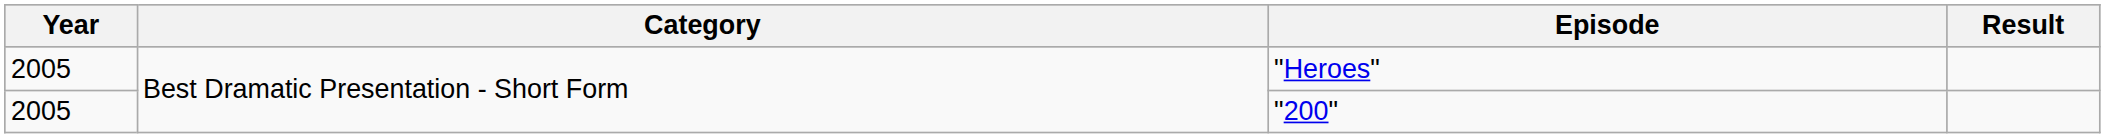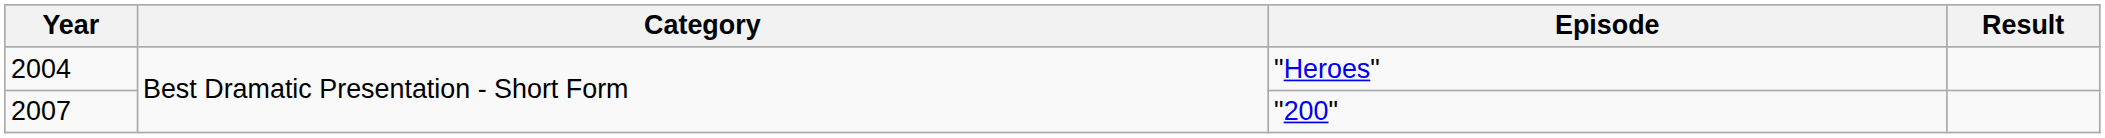(41, 68) 2005 -> (41, 68) 2004
(41, 111) 2005 -> (41, 111) 2007
